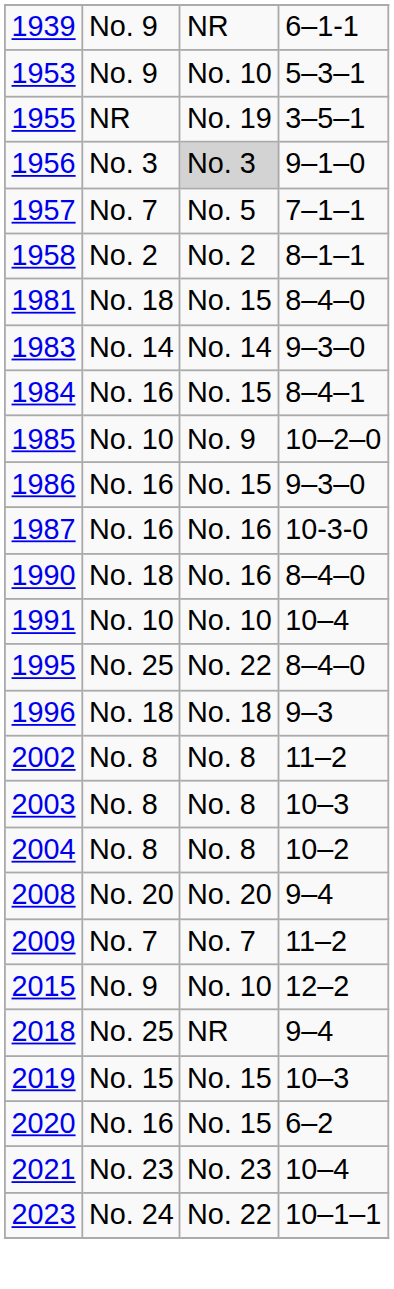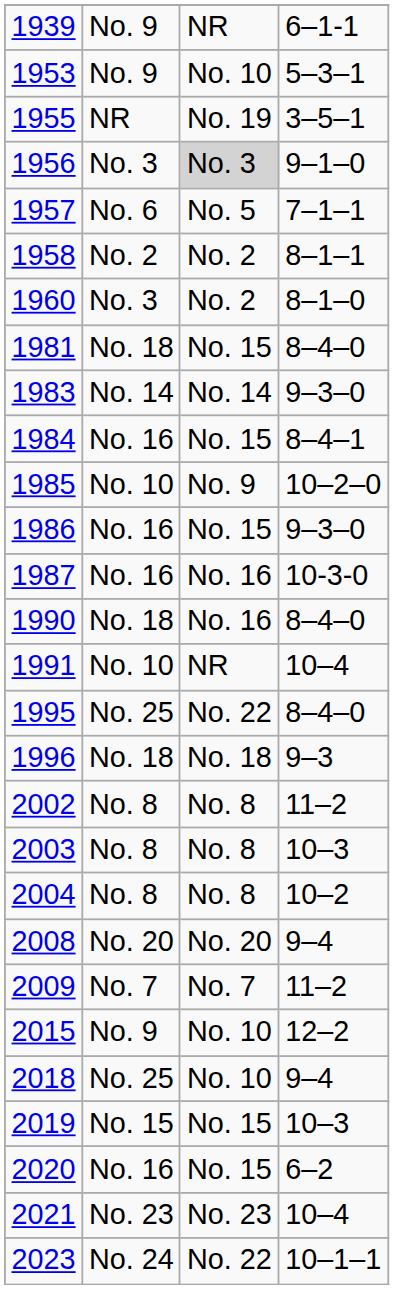(123, 210) No. 7 -> (123, 210) No. 6
+ row: (44, 301)
(229, 621) No. 10 -> (208, 666) NR
(208, 1032) NR -> (229, 1077) No. 10
